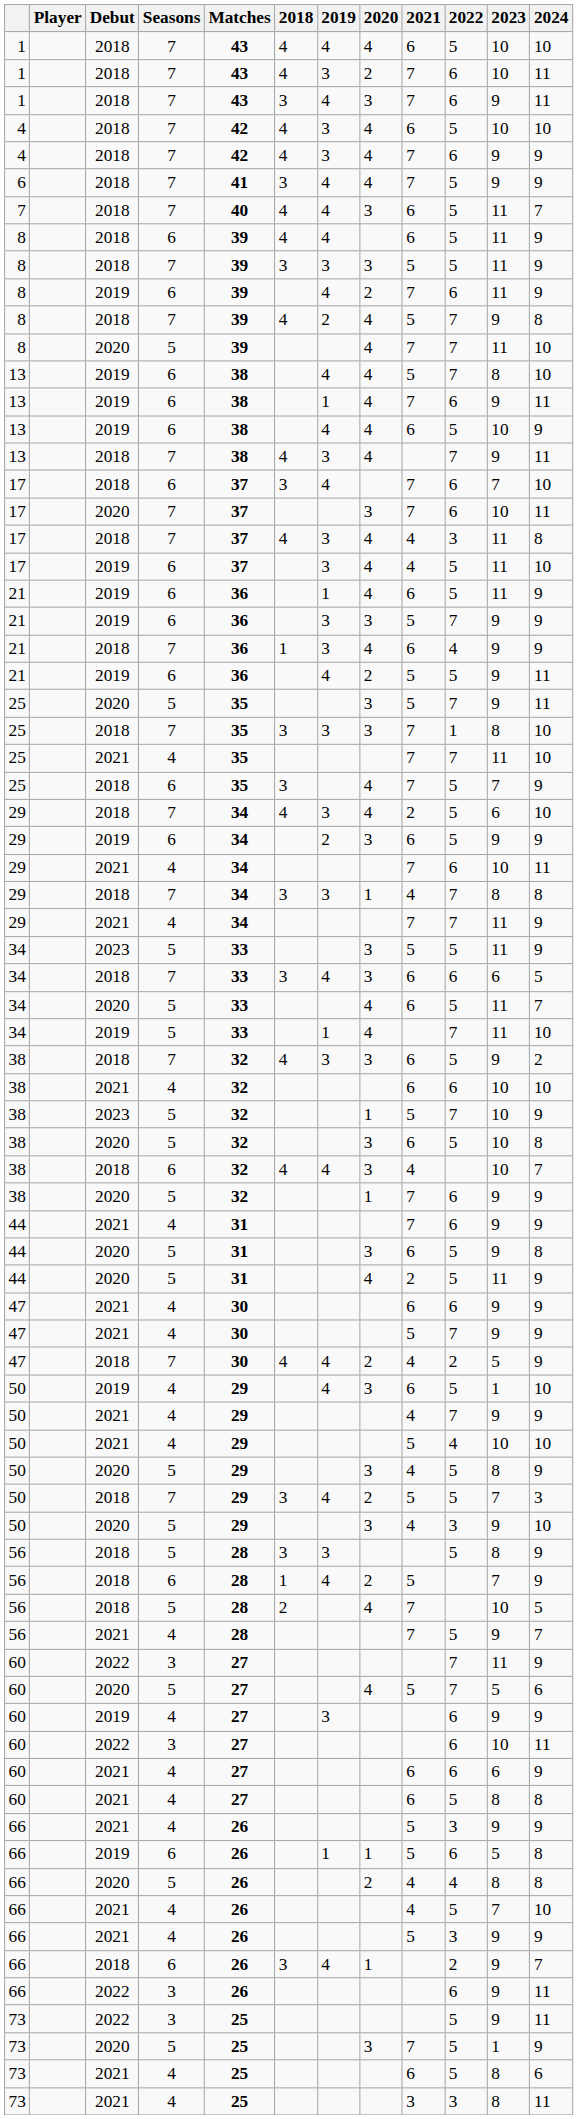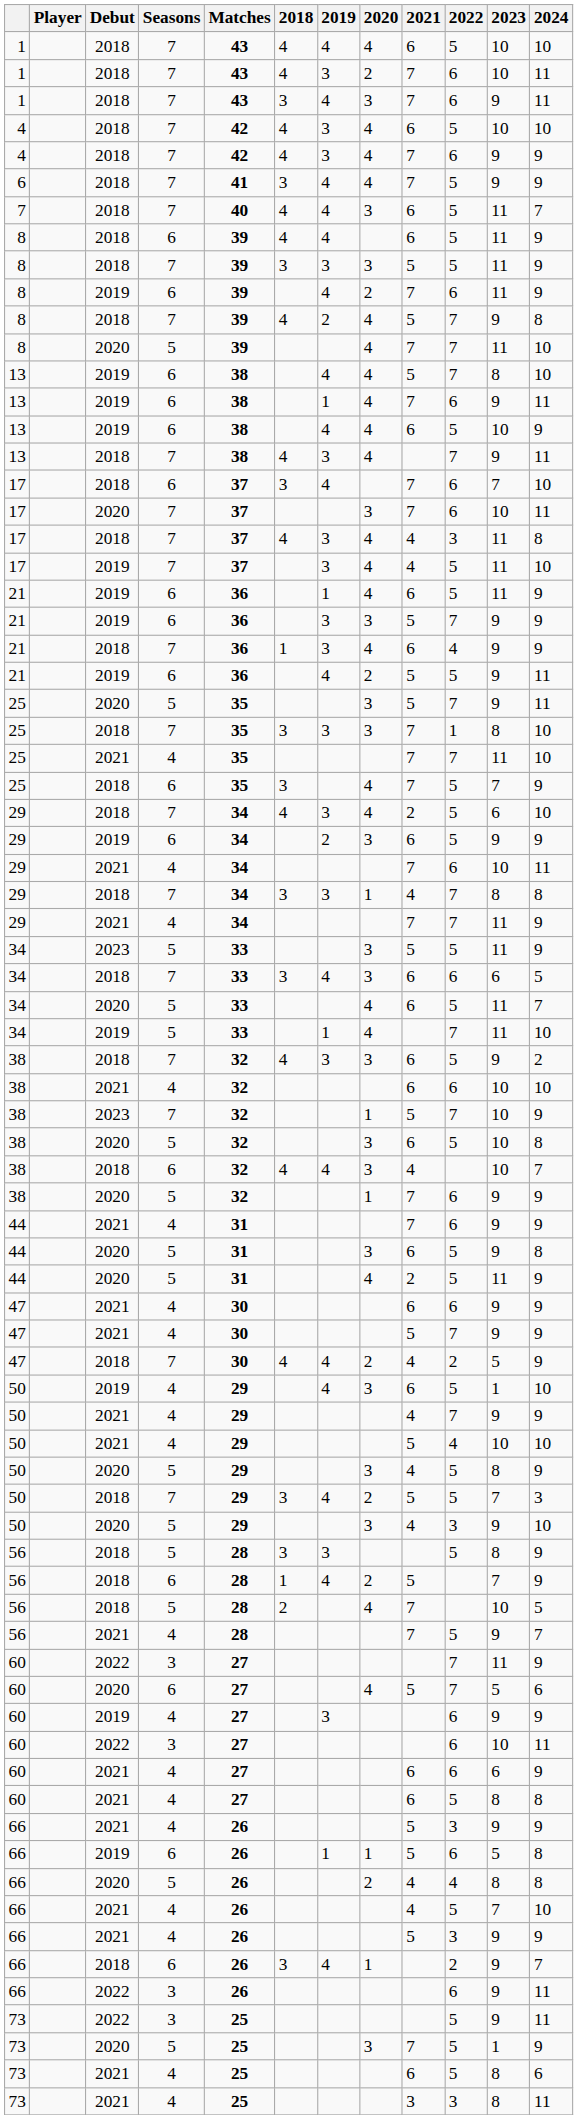(172, 566) 6 -> (172, 566) 7
(172, 1114) 5 -> (172, 1114) 7
(172, 1689) 5 -> (172, 1689) 6
